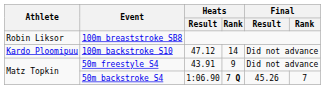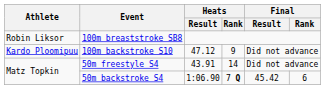(233, 51) 14 -> (233, 51) 9
(233, 64) 9 -> (233, 64) 14
(267, 78) 45.26 -> (267, 78) 45.42
(305, 78) 7 -> (305, 78) 6
